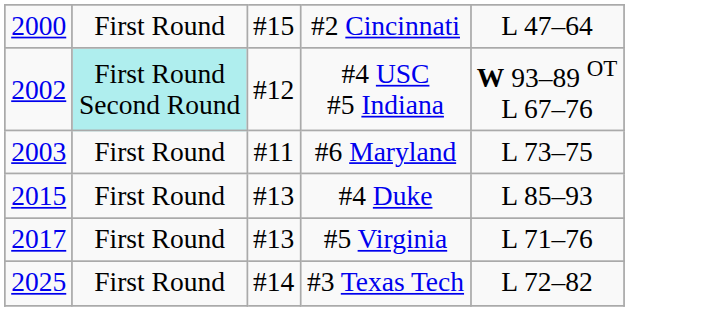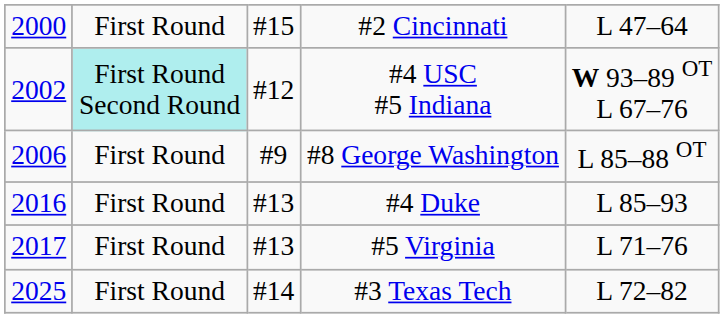- row: (385, 152)
+ row: (433, 155)
(39, 195) 2015 -> (39, 203) 2016
